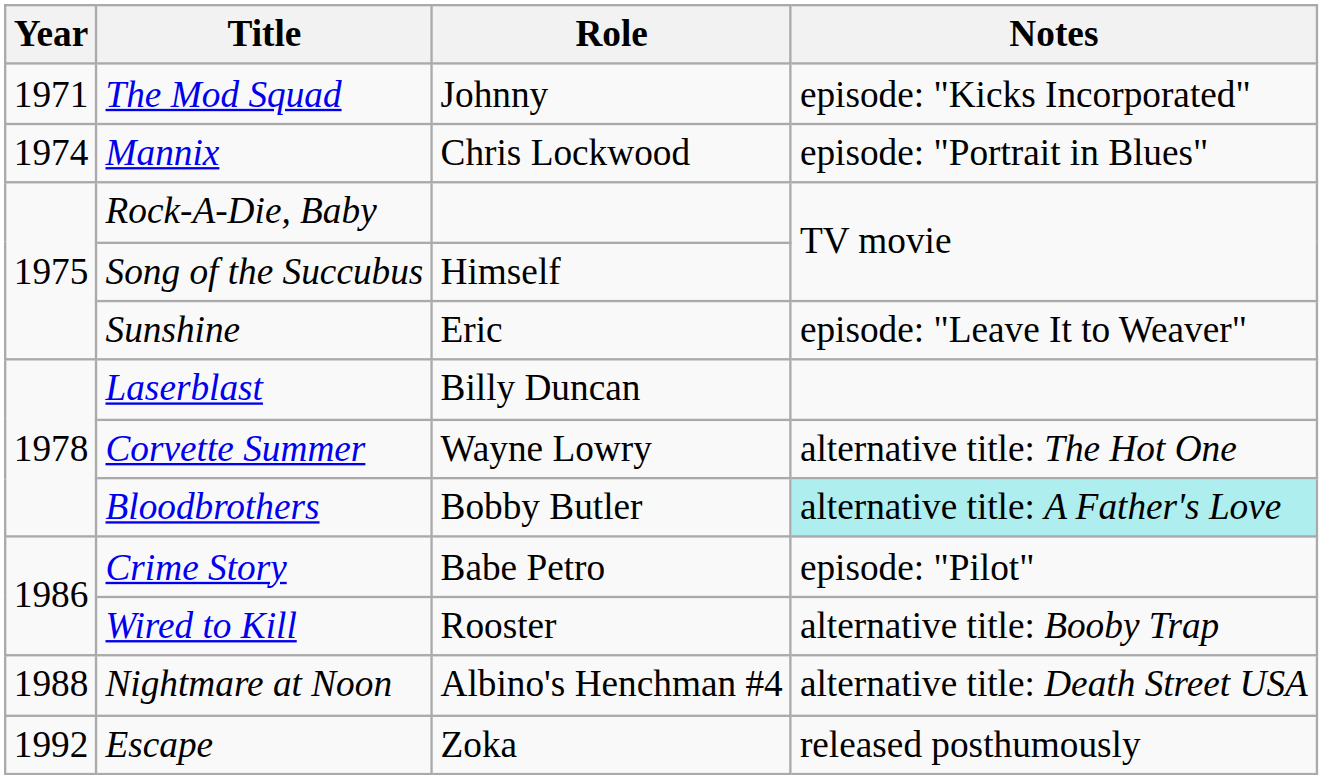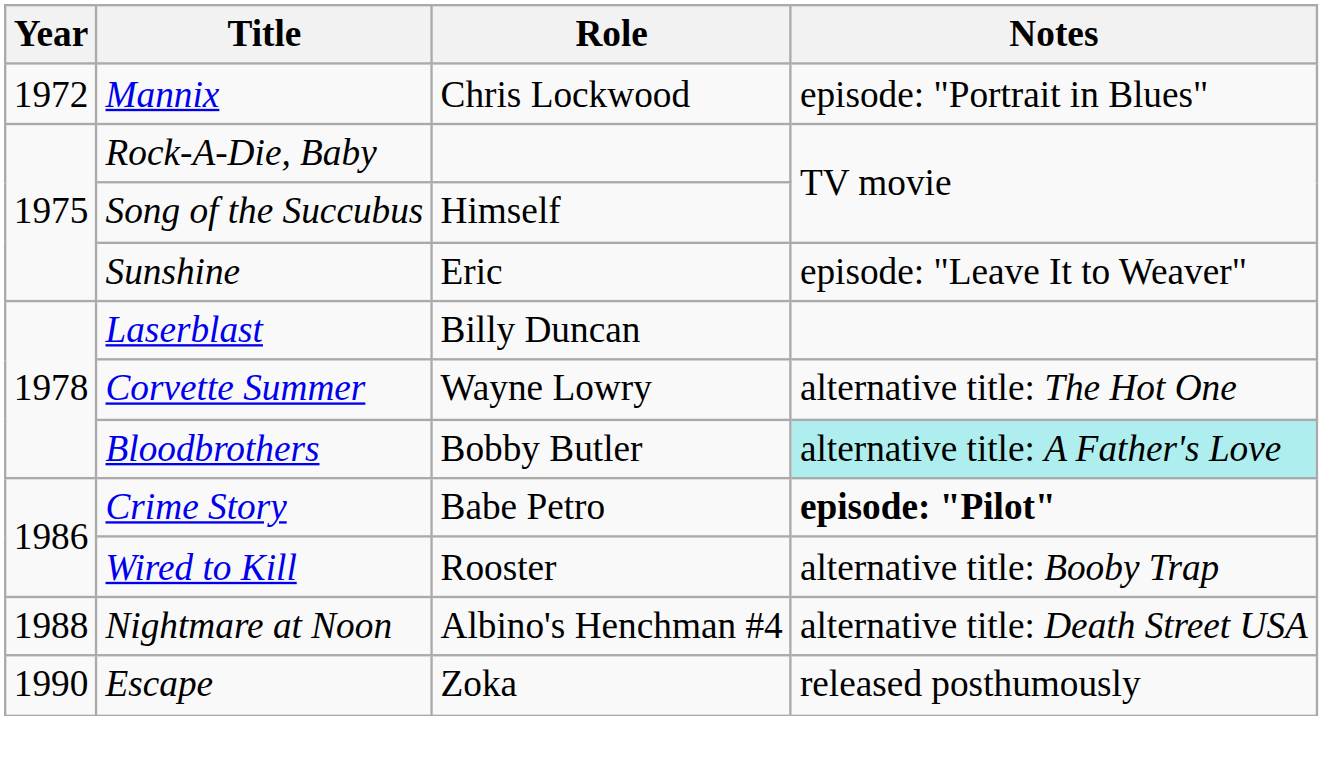- row: (224, 93)
(51, 152) 1974 -> (51, 93) 1972
(917, 566) normal -> (928, 507) bold
(51, 743) 1992 -> (51, 684) 1990
